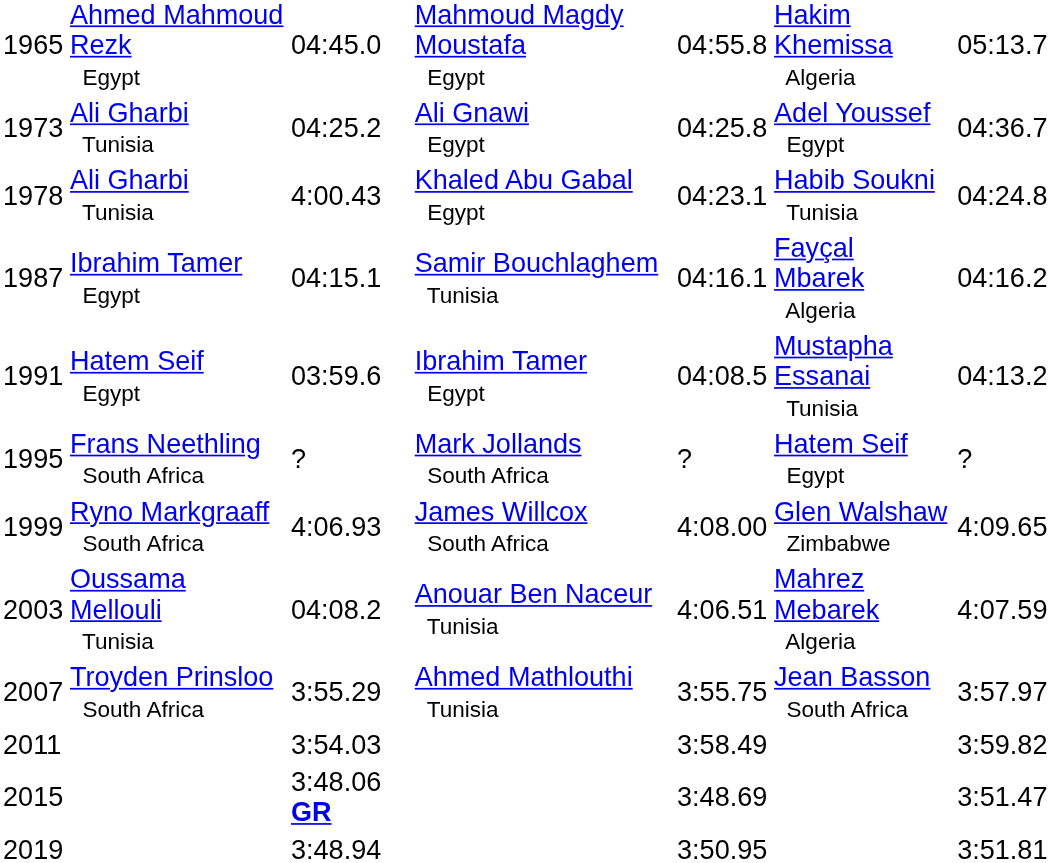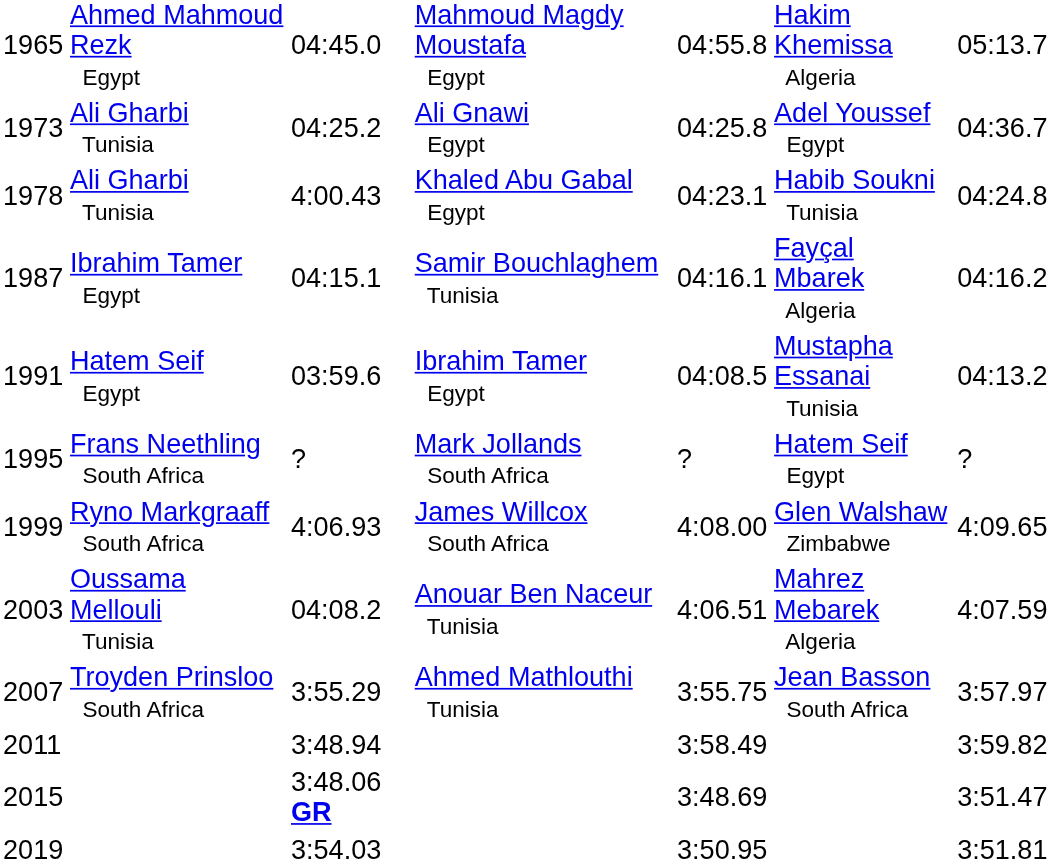(336, 745) 3:54.03 -> (336, 745) 3:48.94
(336, 849) 3:48.94 -> (336, 849) 3:54.03
